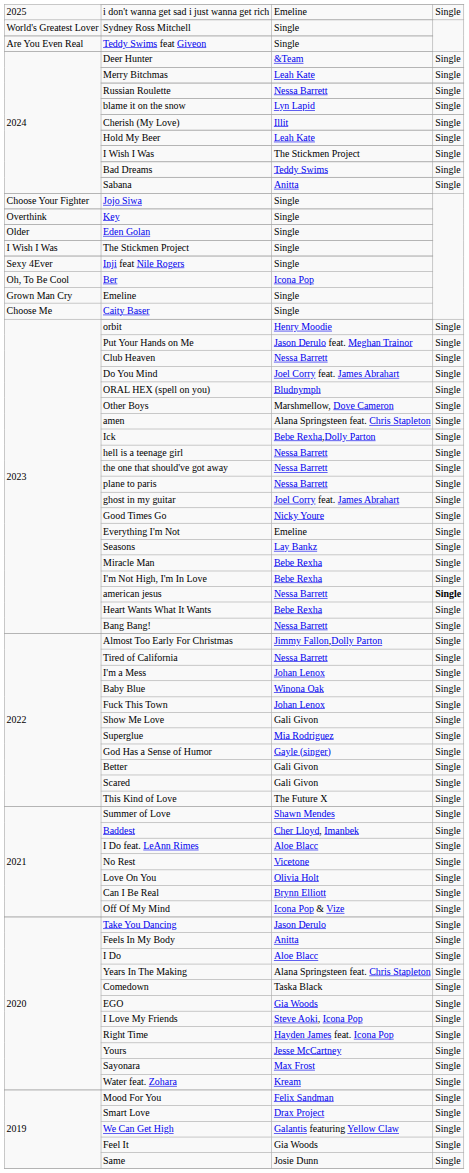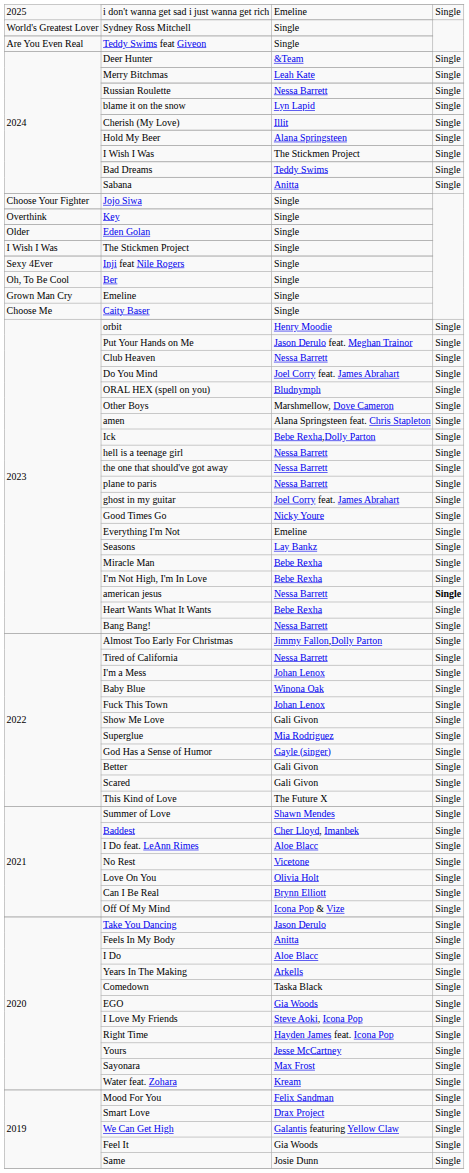(294, 138) Leah Kate -> (310, 138) Alana Springsteen
(294, 279) Icona Pop -> (287, 279) Single
(352, 972) Alana Springsteen feat. Chris Stapleton -> (288, 972) Arkells
